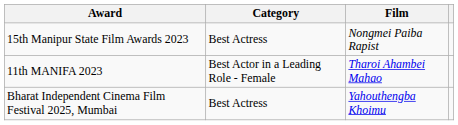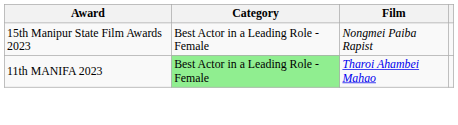(238, 39) Best Actress -> (247, 39) Best Actor in a Leading Role - Female
(265, 71) no background -> (247, 71) lightgreen background
- row: (86, 103)
